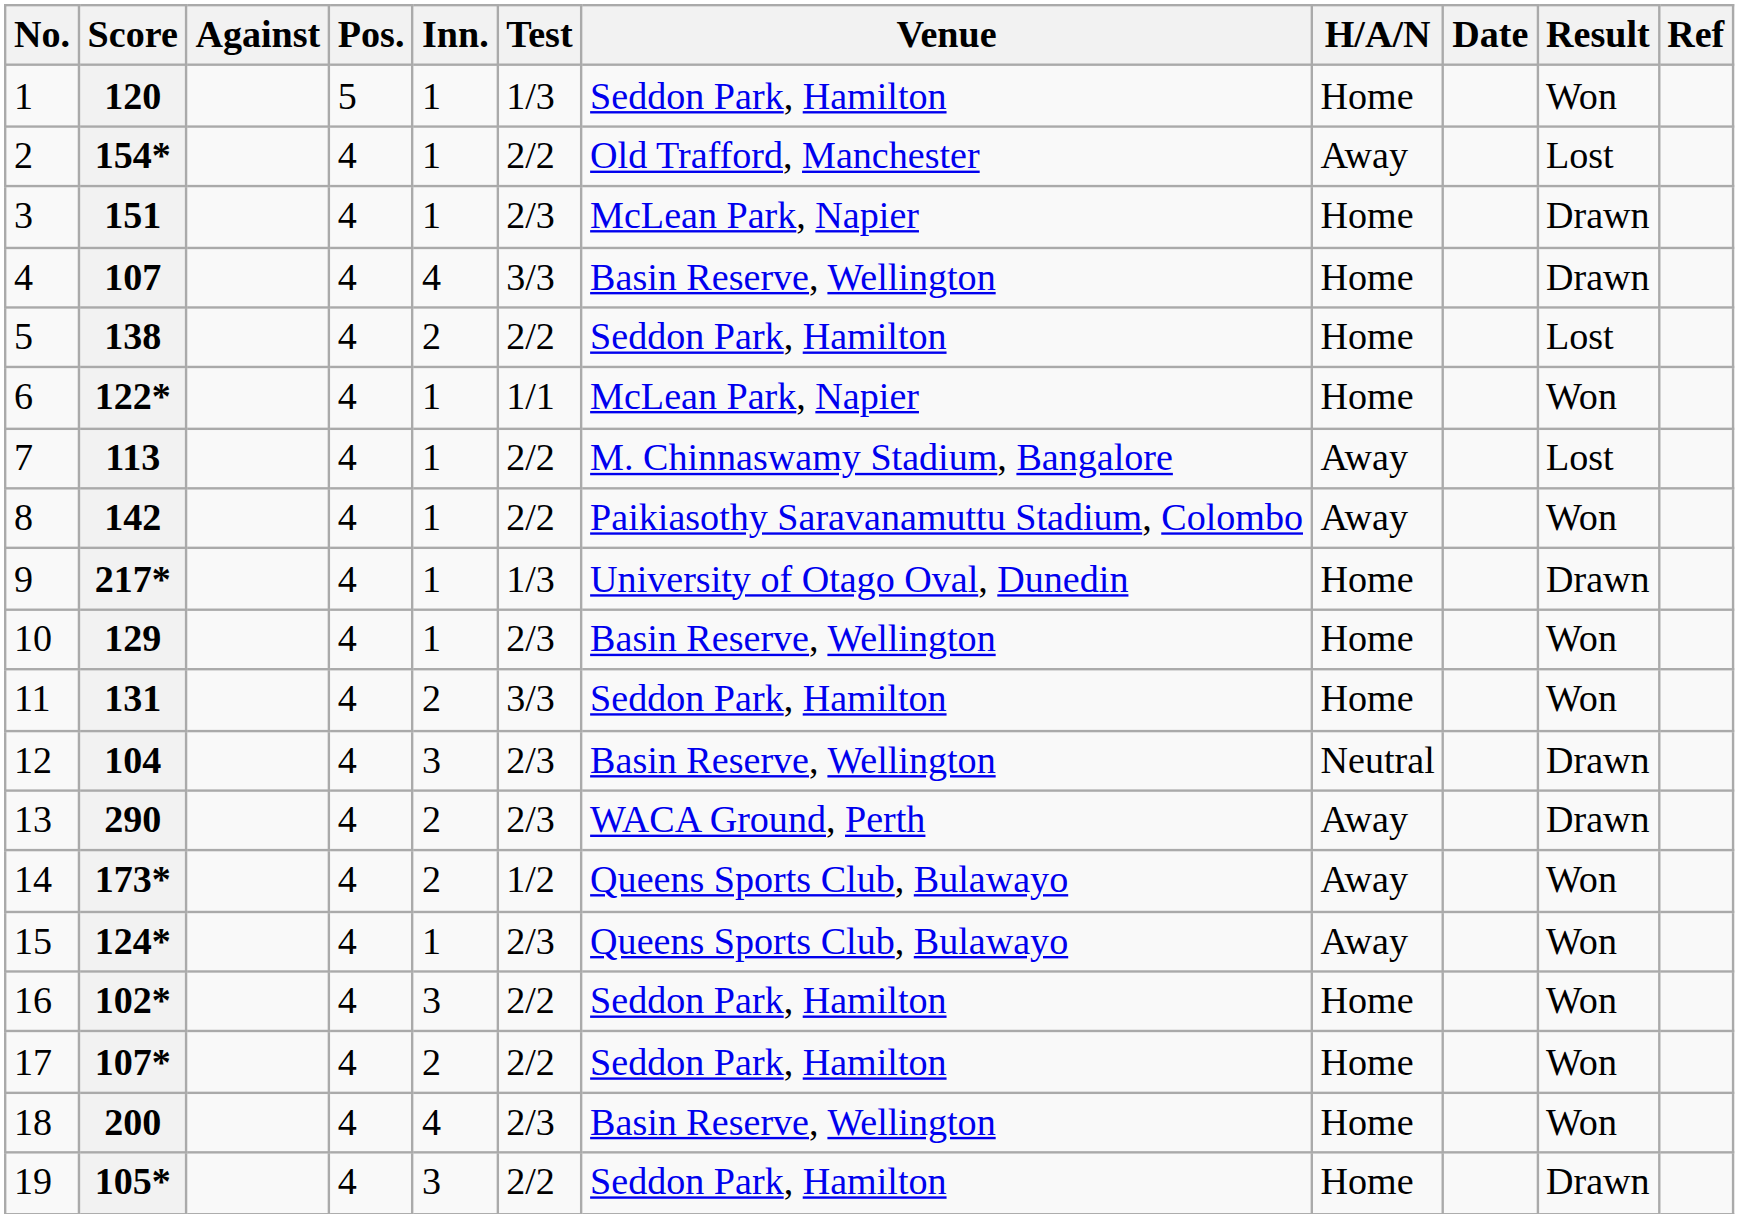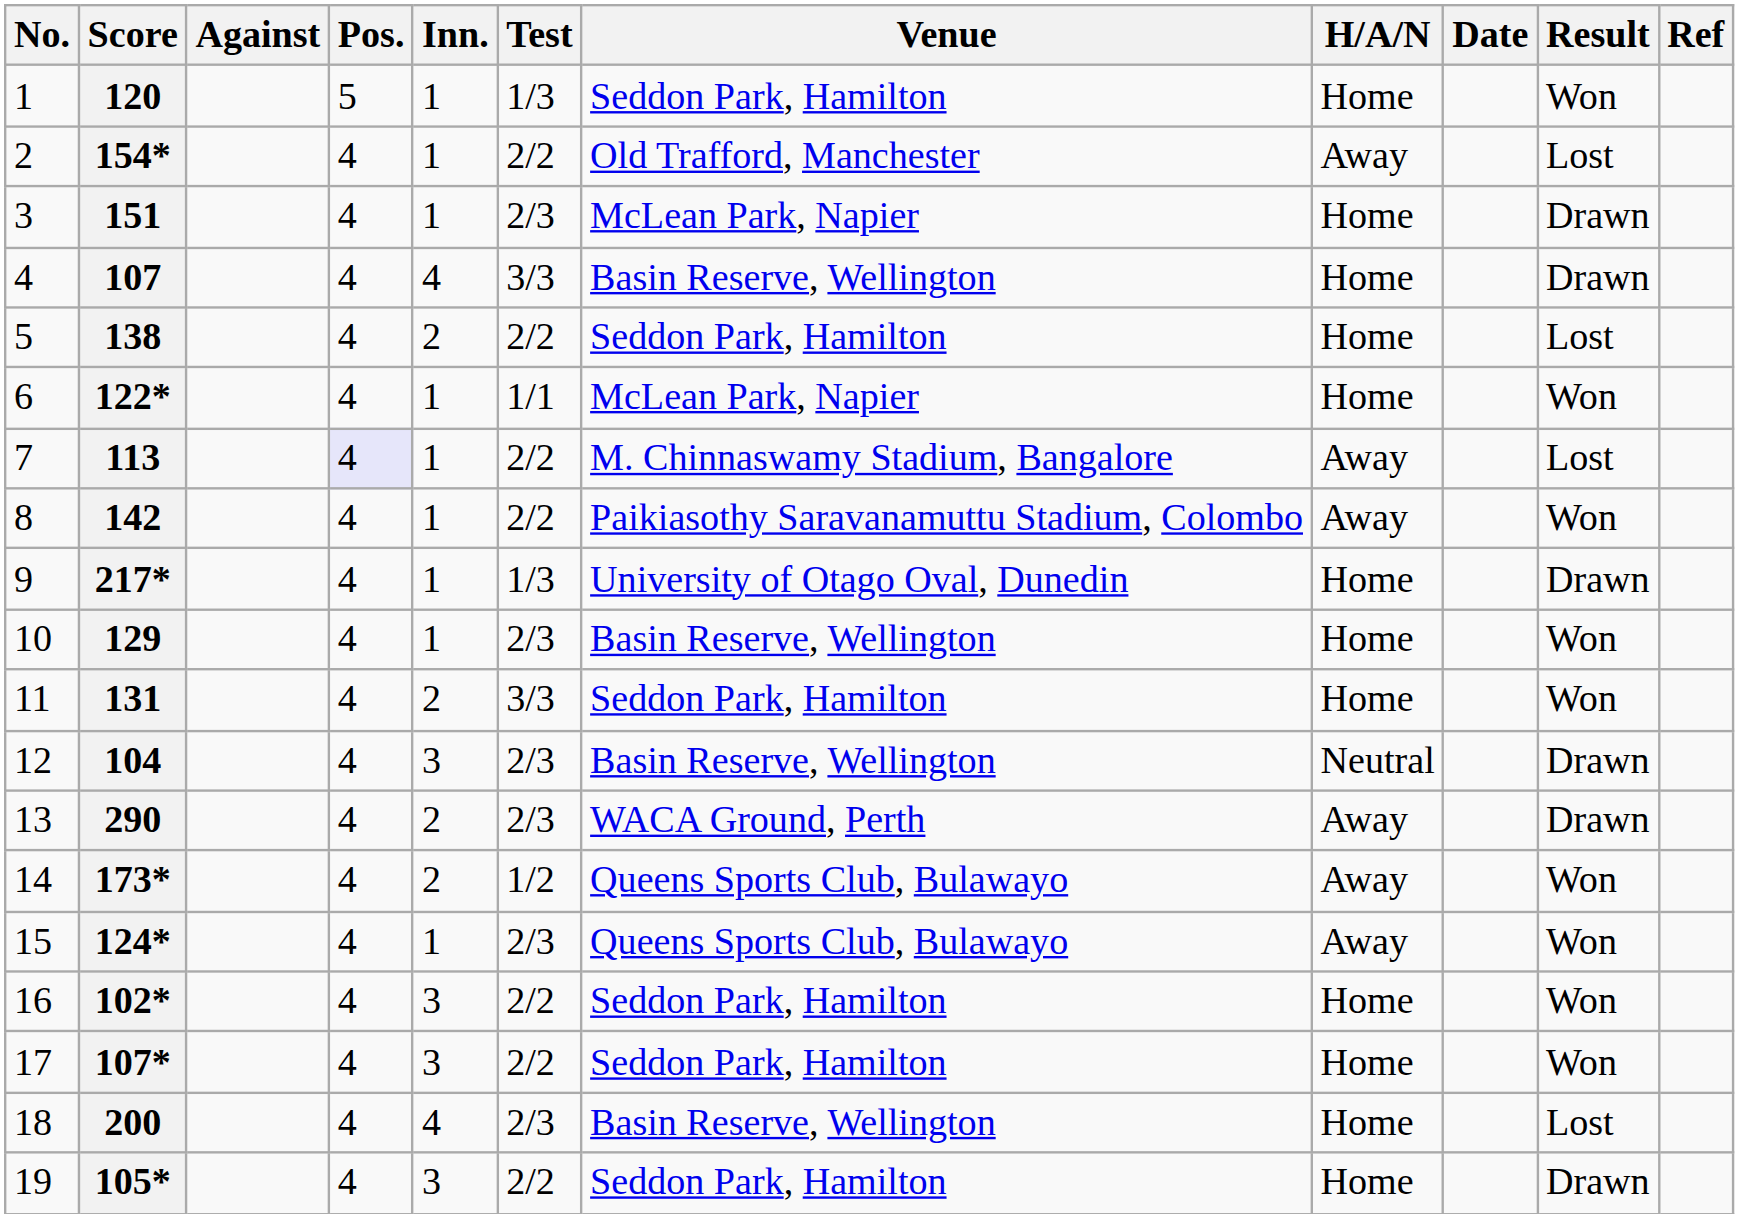(347, 457) no background -> (347, 457) lavender background
(432, 1061) 2 -> (432, 1061) 3
(1581, 1121) Won -> (1580, 1121) Lost
